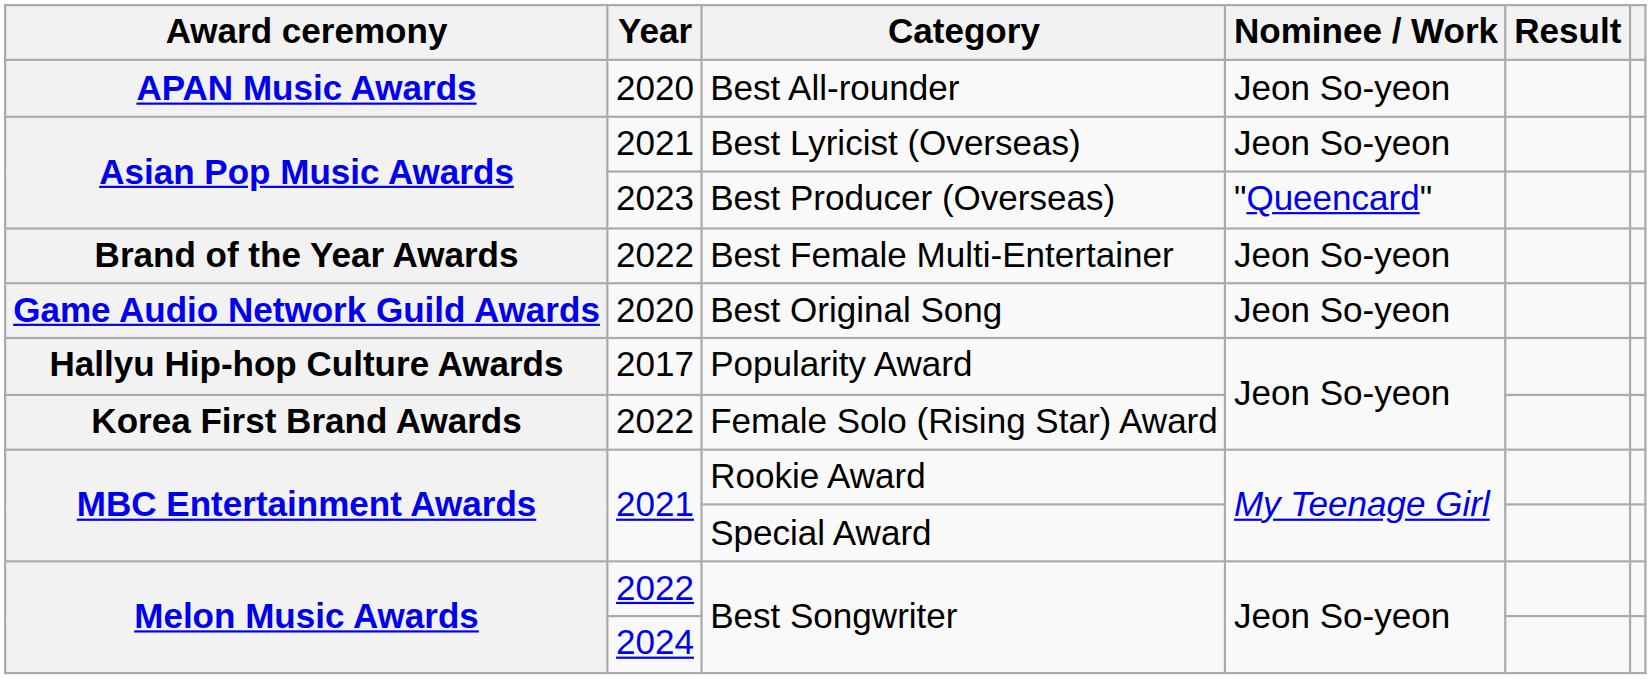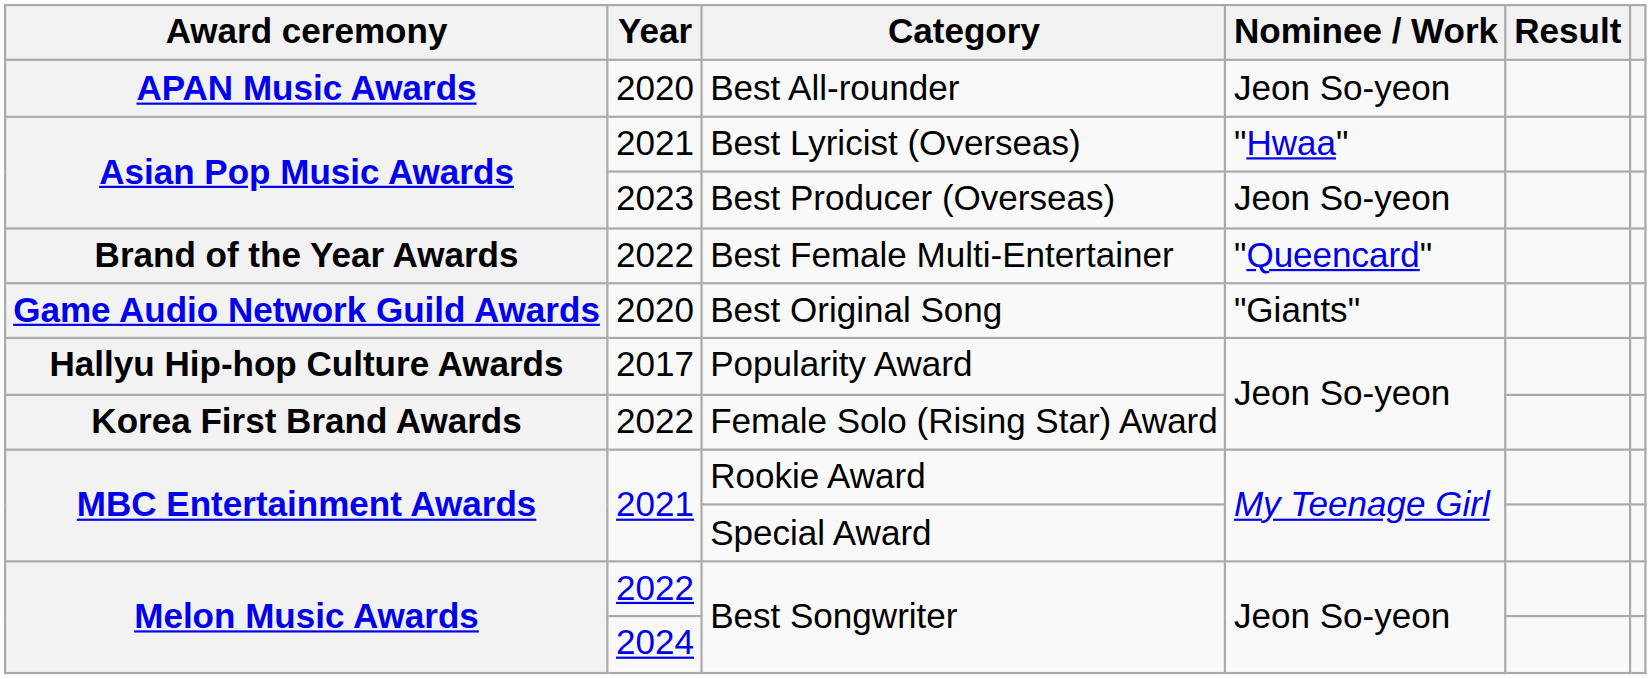(1342, 143) Jeon So-yeon -> (1291, 143) "Hwaa"
(1333, 198) "Queencard" -> (1342, 198) Jeon So-yeon
(1342, 254) Jeon So-yeon -> (1333, 254) "Queencard"
(1342, 310) Jeon So-yeon -> (1297, 310) "Giants"
